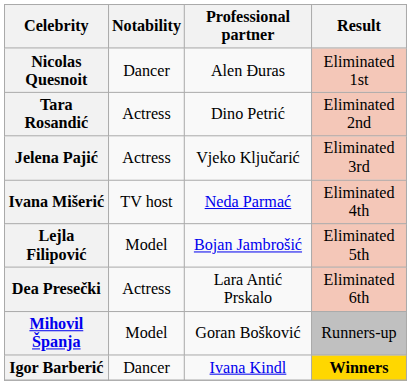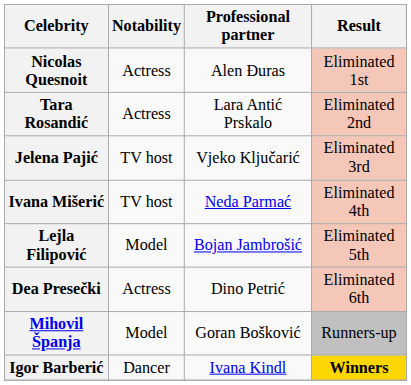(146, 70) Dancer -> (146, 70) Actress
(248, 114) Dino Petrić -> (248, 114) Lara Antić Prskalo
(146, 157) Actress -> (146, 157) TV host
(248, 289) Lara Antić Prskalo -> (248, 289) Dino Petrić
